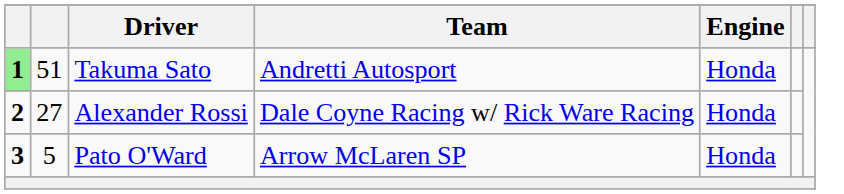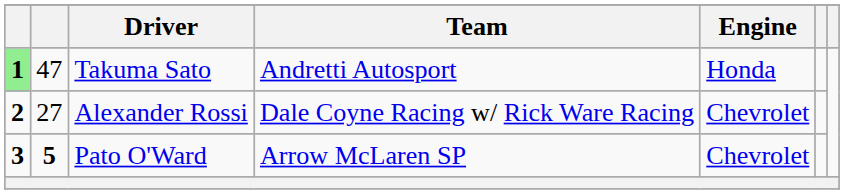(49, 69) 51 -> (49, 69) 47
(741, 112) Honda -> (758, 112) Chevrolet
(49, 155) normal -> (49, 155) bold
(741, 155) Honda -> (758, 155) Chevrolet
